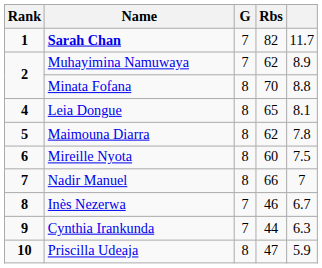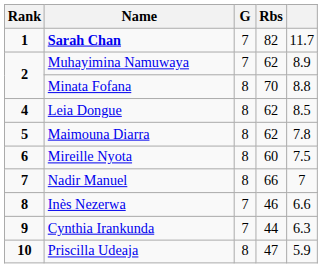(271, 110) 65 -> (271, 110) 62
(302, 110) 8.1 -> (302, 110) 8.5
(302, 204) 6.7 -> (302, 204) 6.6
